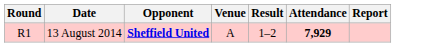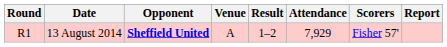+ column: (375, 13)
(318, 32) bold -> (318, 32) normal
